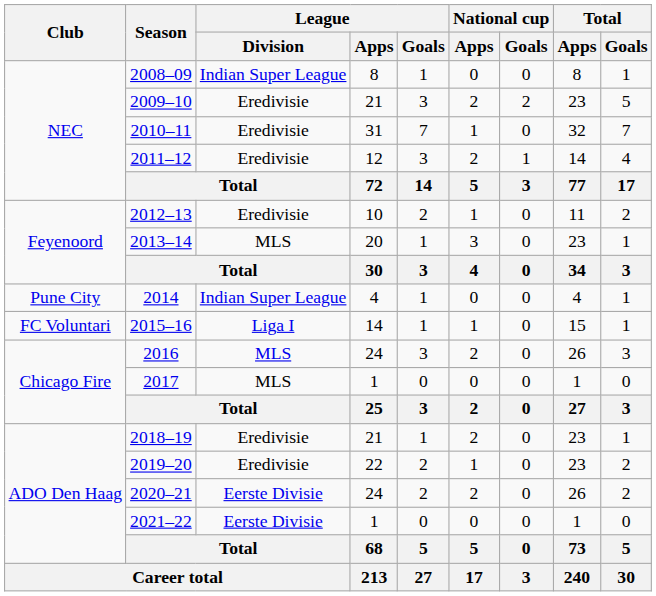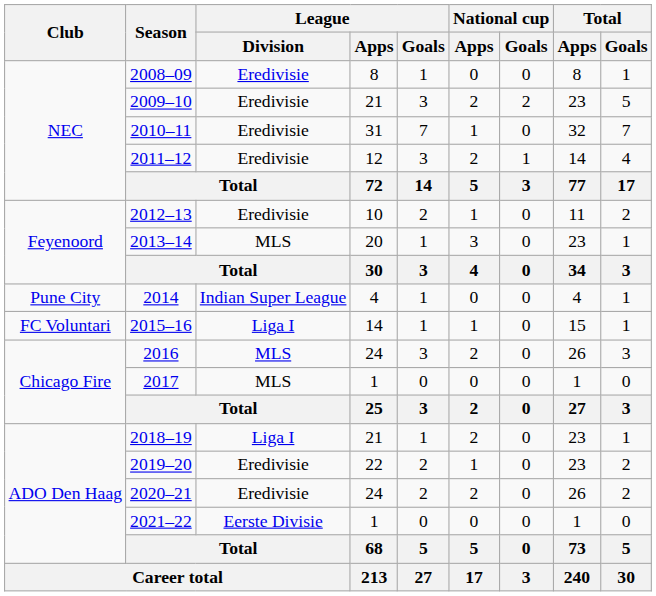(273, 74) Indian Super League -> (273, 74) Eredivisie
(273, 437) Eredivisie -> (273, 437) Liga I
(273, 492) Eerste Divisie -> (273, 492) Eredivisie
